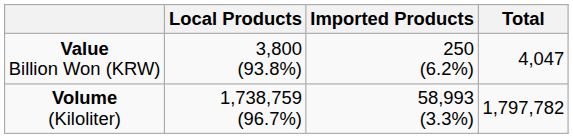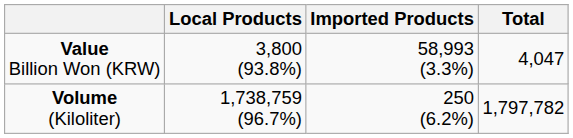(447, 58) 250 (6.2%) -> (446, 58) 58,993 (3.3%)
(446, 108) 58,993 (3.3%) -> (447, 108) 250 (6.2%)
